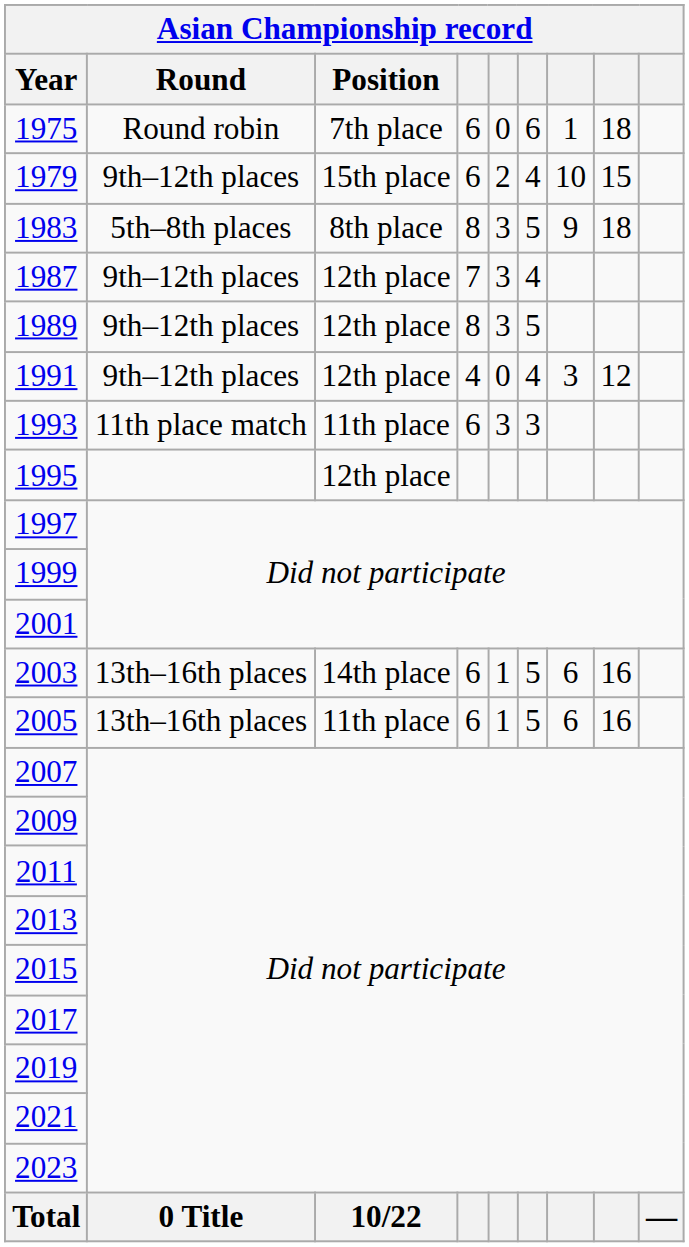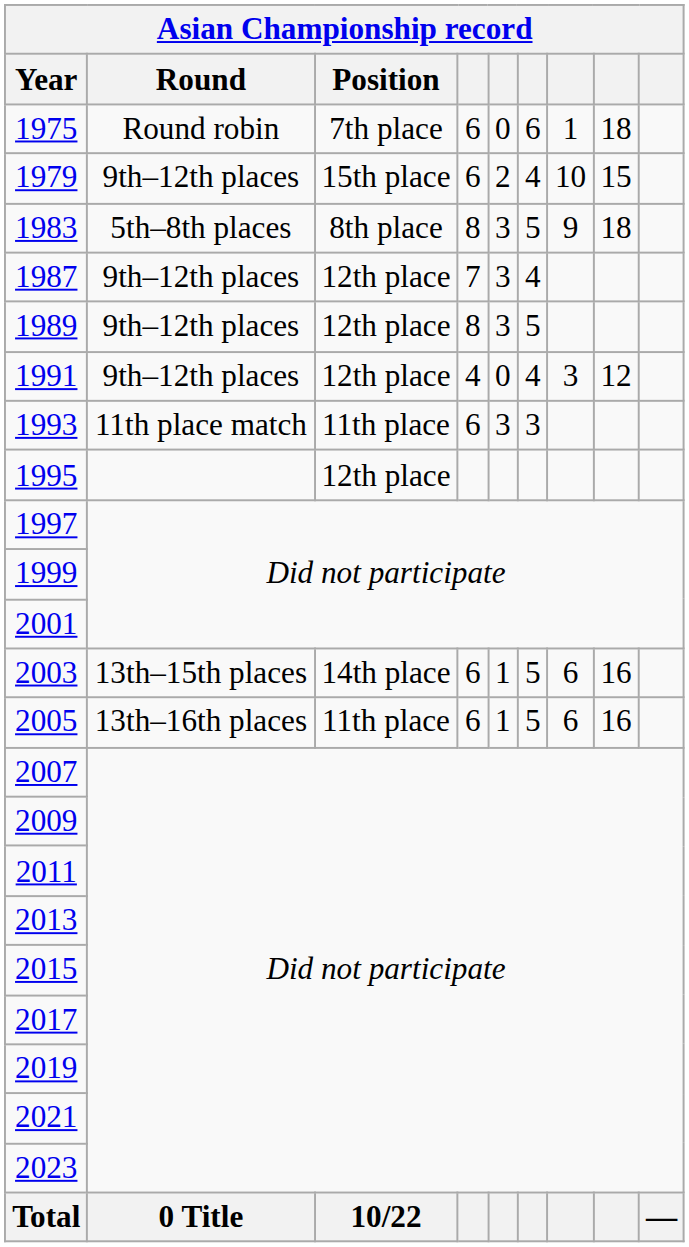(201, 672) 13th–16th places -> (201, 672) 13th–15th places
